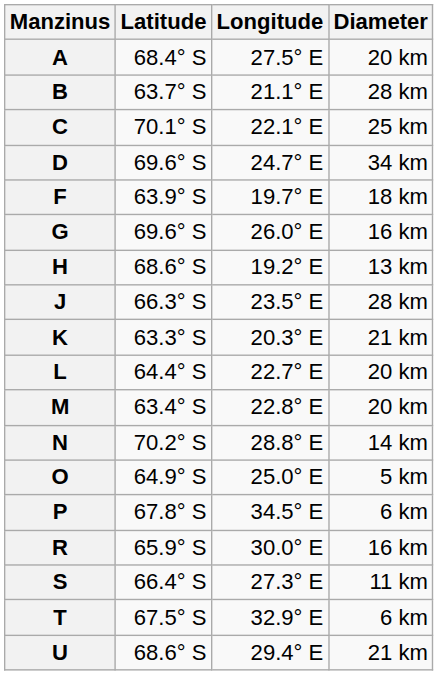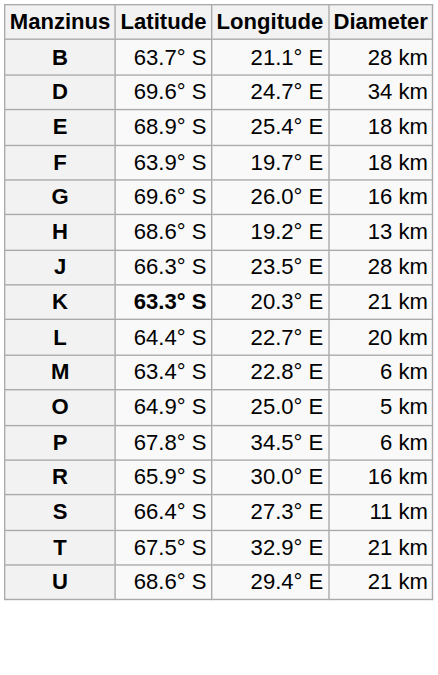- row: (60, 57)
- row: (60, 127)
+ row: (60, 127)
(170, 337) normal -> (170, 302) bold
(398, 407) 20 km -> (404, 372) 6 km
- row: (60, 442)
(404, 617) 6 km -> (398, 547) 21 km
